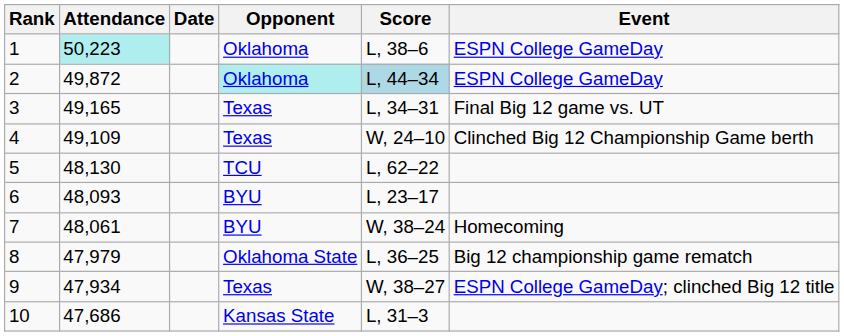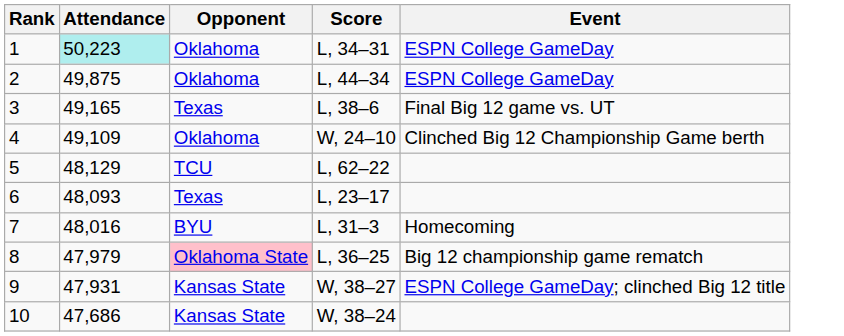- column: (194, 19)
(397, 49) L, 38–6 -> (353, 49) L, 34–31
(92, 78) 49,872 -> (92, 78) 49,875
(266, 78) paleturquoise background -> (217, 78) no background
(402, 78) lightblue background -> (353, 78) no background
(402, 108) L, 34–31 -> (348, 108) L, 38–6
(248, 138) Texas -> (217, 138) Oklahoma
(92, 167) 48,130 -> (92, 167) 48,129
(242, 197) BYU -> (198, 197) Texas
(92, 227) 48,061 -> (92, 227) 48,016
(406, 227) W, 38–24 -> (348, 227) L, 31–3
(290, 256) no background -> (241, 256) pink background
(92, 286) 47,934 -> (92, 286) 47,931
(248, 286) Texas -> (230, 286) Kansas State
(397, 316) L, 31–3 -> (356, 316) W, 38–24
